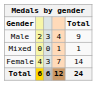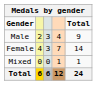rows swapped: (20, 62) <-> (20, 49)
